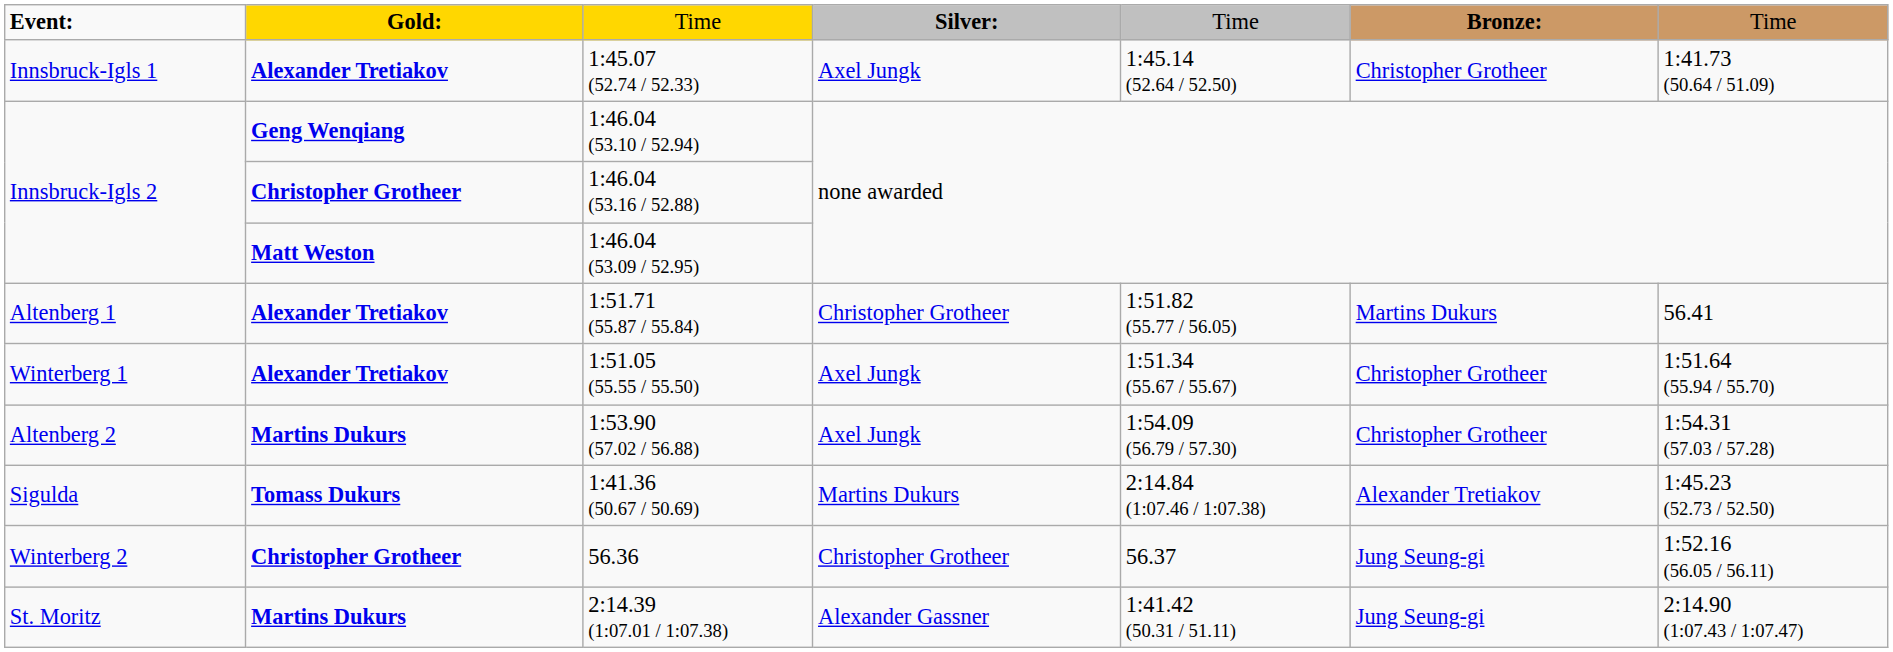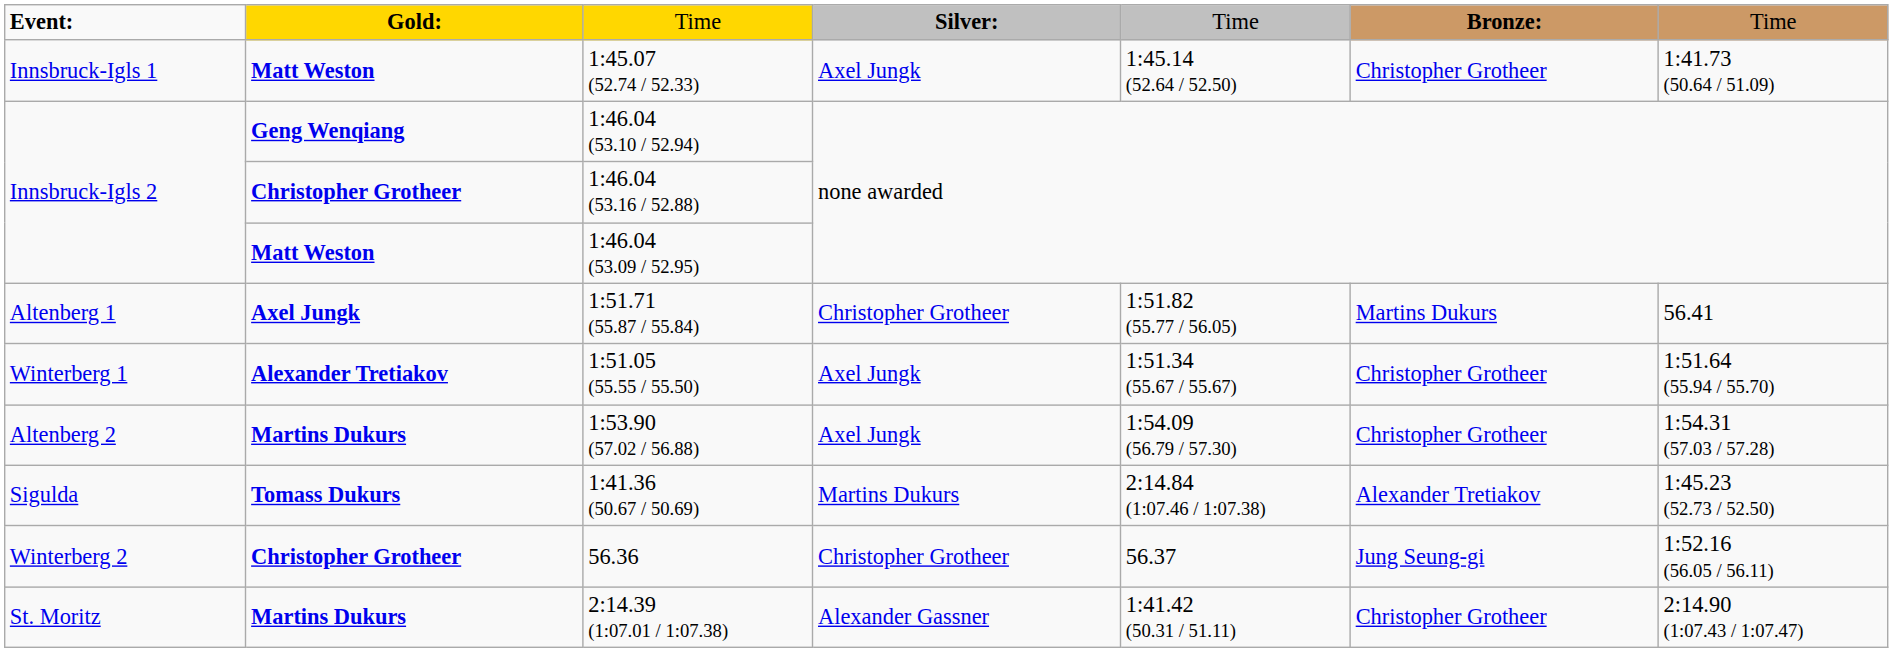(350, 70) Alexander Tretiakov -> (313, 70) Matt Weston
(350, 313) Alexander Tretiakov -> (306, 313) Axel Jungk
(1420, 616) Jung Seung-gi -> (1451, 616) Christopher Grotheer
